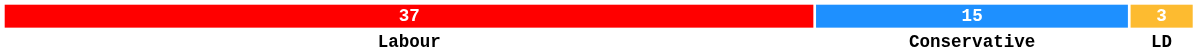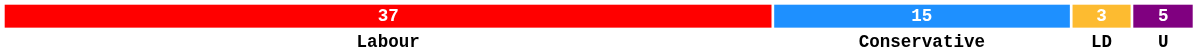+ column: (1163, 16)
